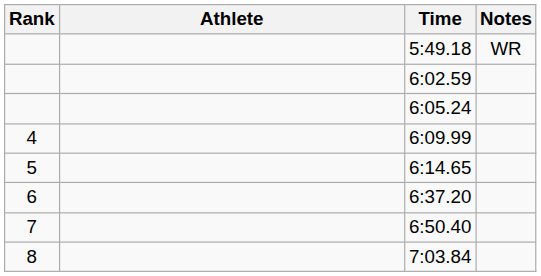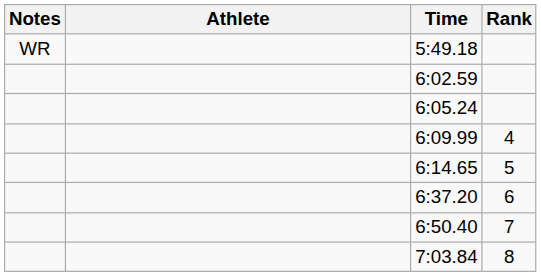columns swapped: (32, 19) <-> (506, 19)
